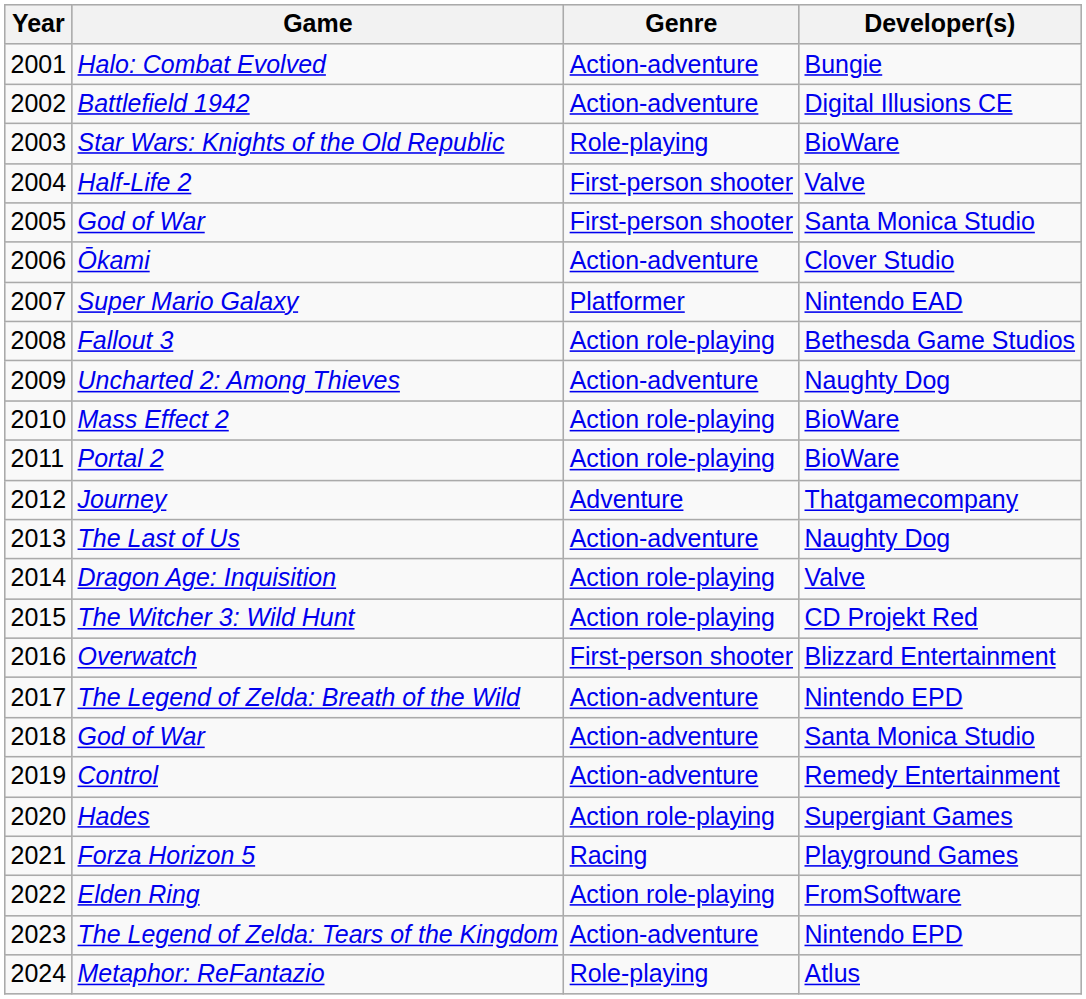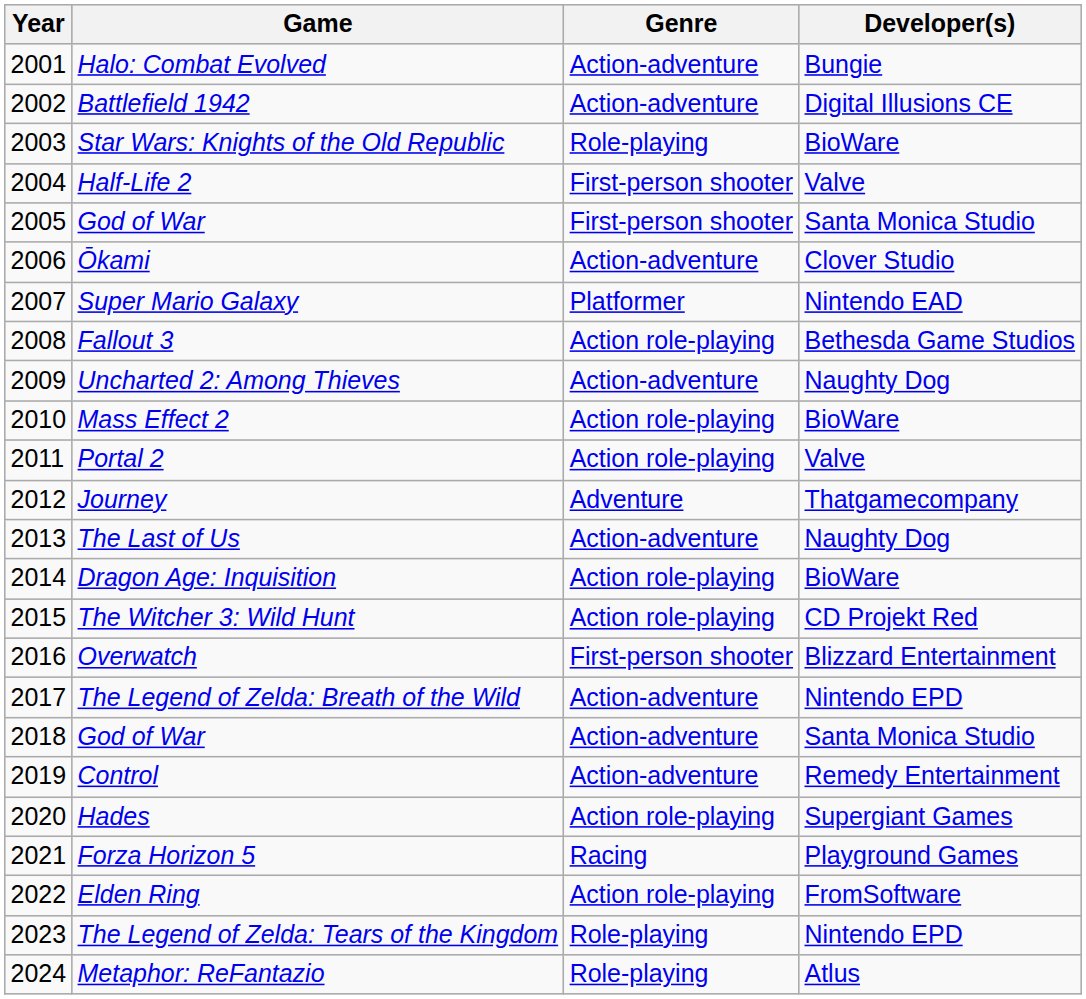(852, 459) BioWare -> (835, 459) Valve
(835, 578) Valve -> (852, 578) BioWare
(664, 934) Action-adventure -> (639, 934) Role-playing
